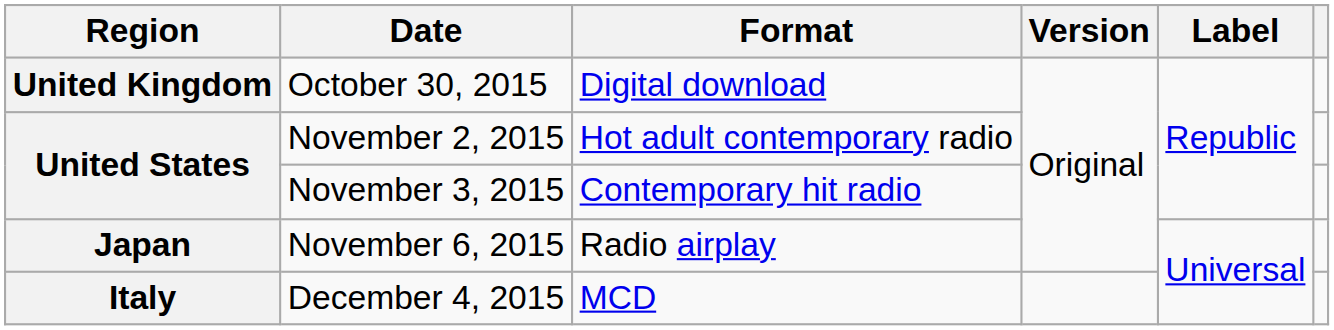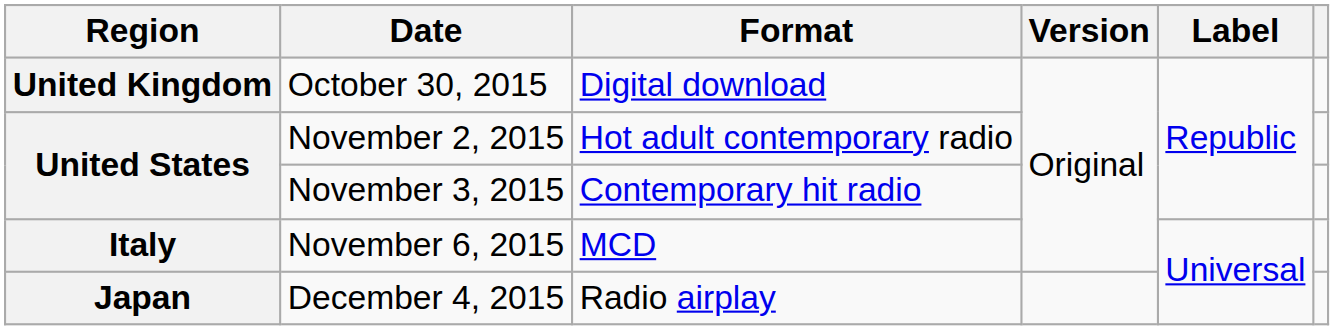(143, 244) Japan -> (143, 244) Italy
(678, 244) Radio airplay -> (618, 244) MCD
(143, 297) Italy -> (143, 297) Japan
(618, 297) MCD -> (678, 297) Radio airplay
